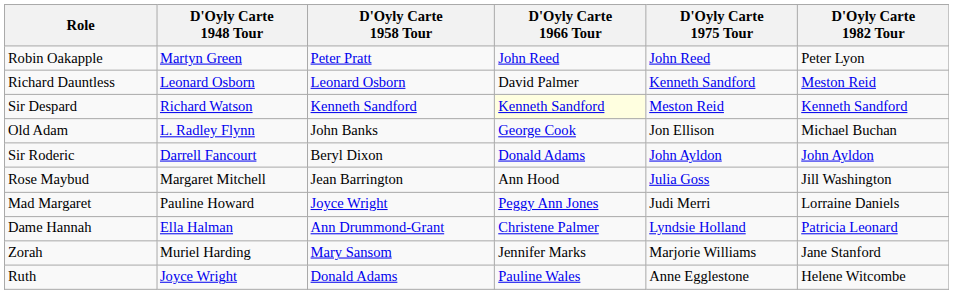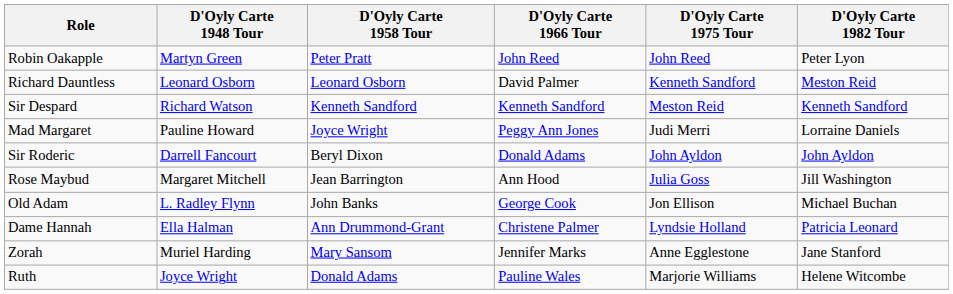(551, 107) lightyellow background -> (551, 107) no background
rows swapped: (38, 131) <-> (50, 204)
(703, 252) Marjorie Williams -> (699, 252) Anne Egglestone
(699, 277) Anne Egglestone -> (703, 277) Marjorie Williams
